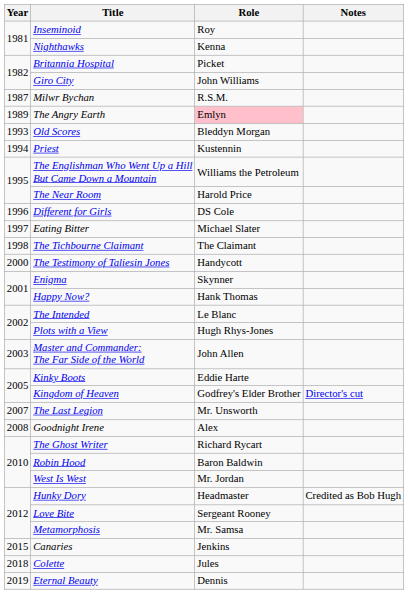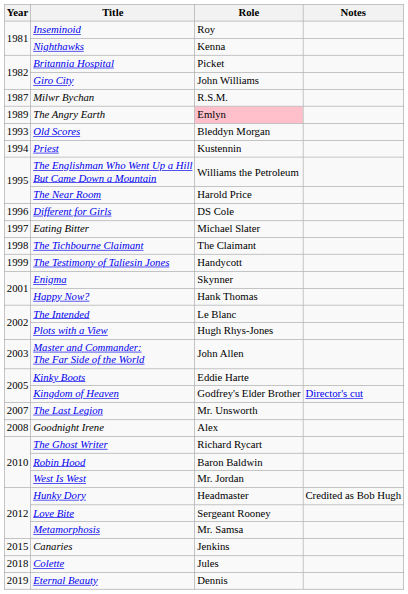(18, 263) 2000 -> (18, 263) 1999
